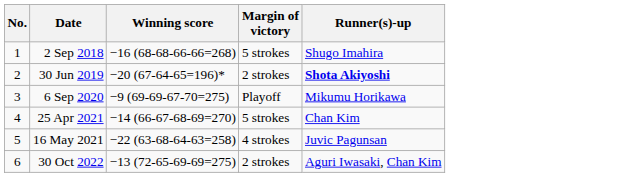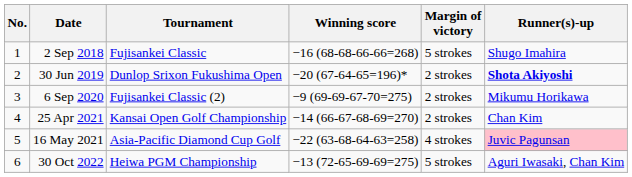+ column: (198, 23)
(261, 96) Playoff -> (448, 96) 2 strokes
(266, 118) 5 strokes -> (448, 118) 2 strokes
(346, 140) no background -> (529, 140) pink background
(266, 162) 2 strokes -> (448, 162) 5 strokes
